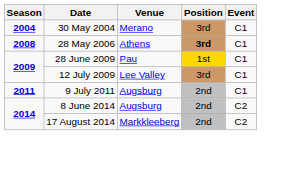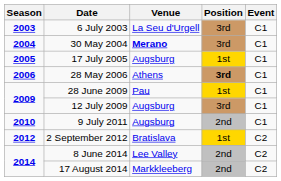+ row: (102, 28)
(136, 28) normal -> (150, 44) bold
+ row: (100, 59)
(24, 44) 2008 -> (24, 75) 2006
(142, 75) Lee Valley -> (153, 106) Augsburg
(24, 91) 2011 -> (24, 122) 2010
+ row: (87, 137)
(141, 106) Augsburg -> (155, 153) Lee Valley
